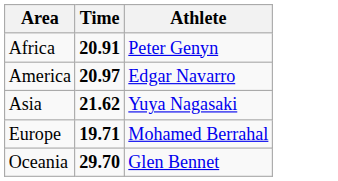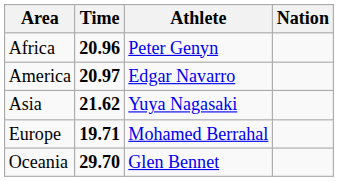+ column: (303, 18)
(100, 47) 20.91 -> (100, 47) 20.96
